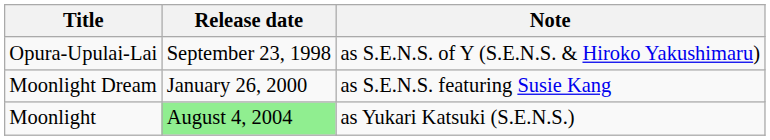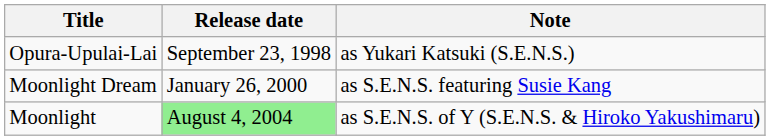(550, 53) as S.E.N.S. of Y (S.E.N.S. & Hiroko Yakushimaru) -> (458, 53) as Yukari Katsuki (S.E.N.S.)
(458, 118) as Yukari Katsuki (S.E.N.S.) -> (550, 118) as S.E.N.S. of Y (S.E.N.S. & Hiroko Yakushimaru)
